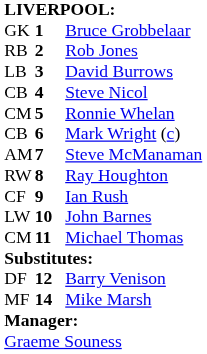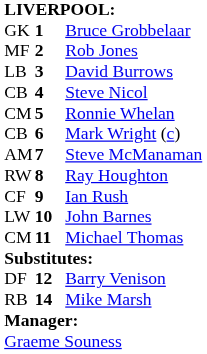(16, 50) RB -> (17, 50) MF
(17, 299) MF -> (16, 299) RB
